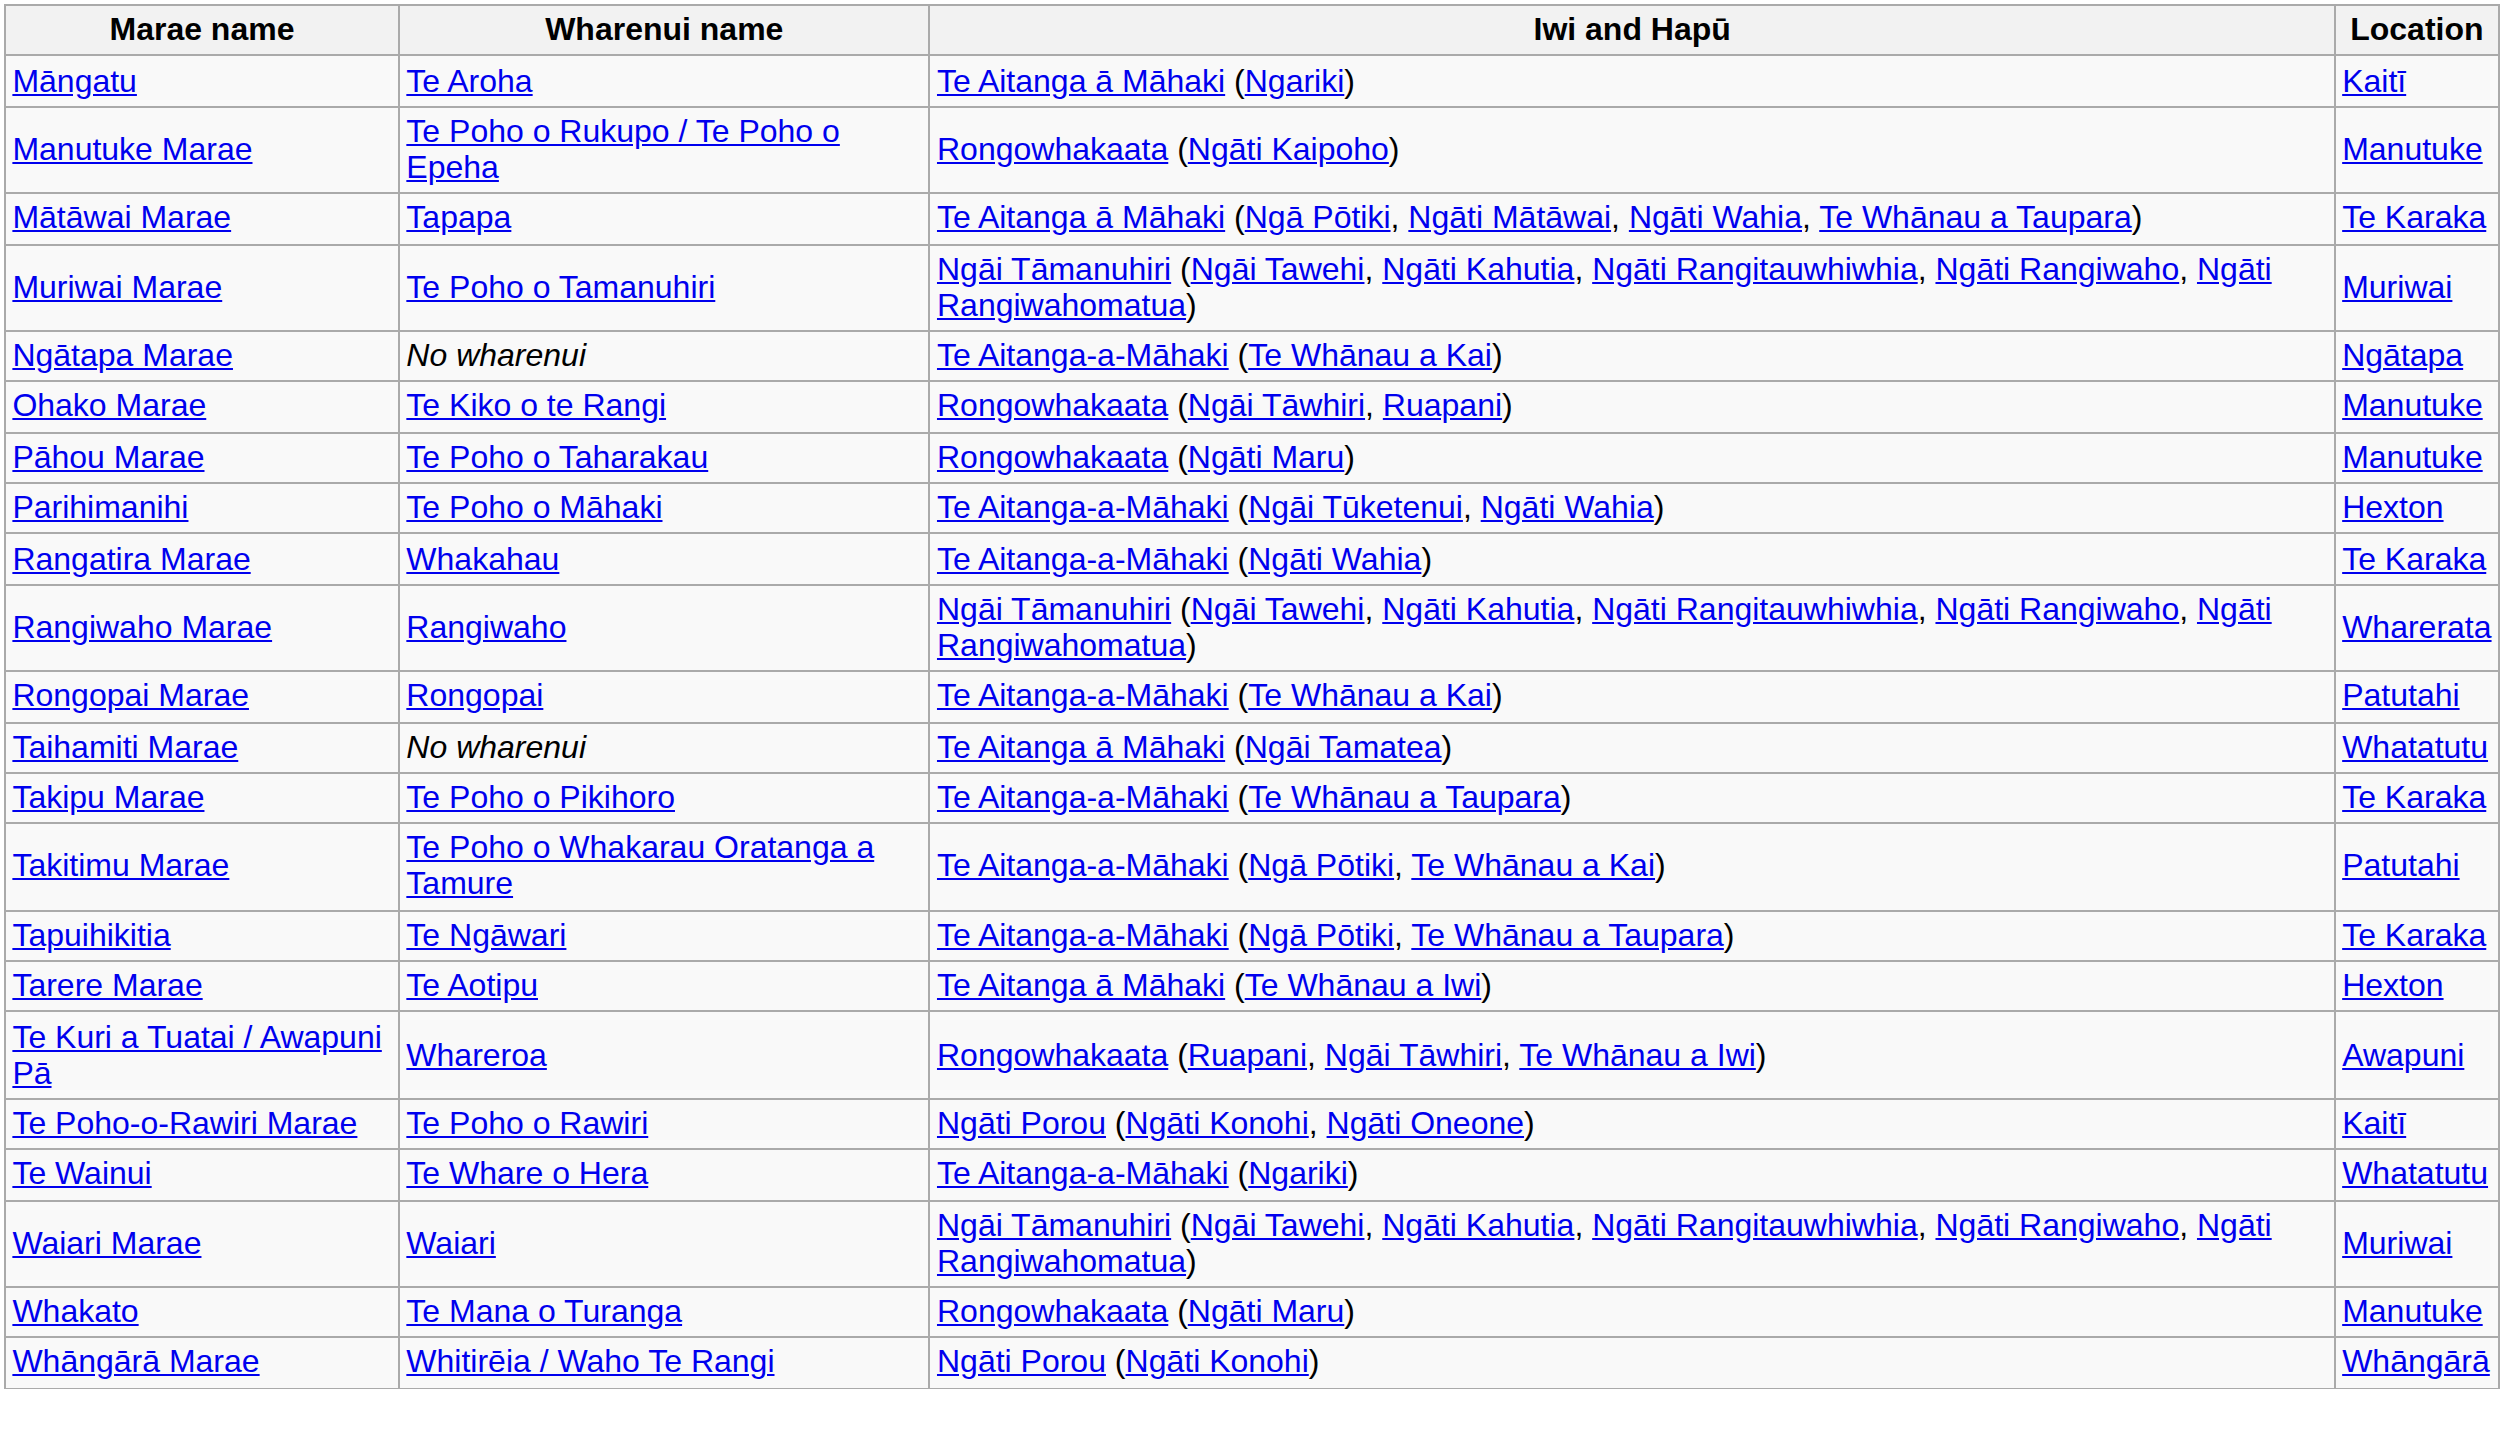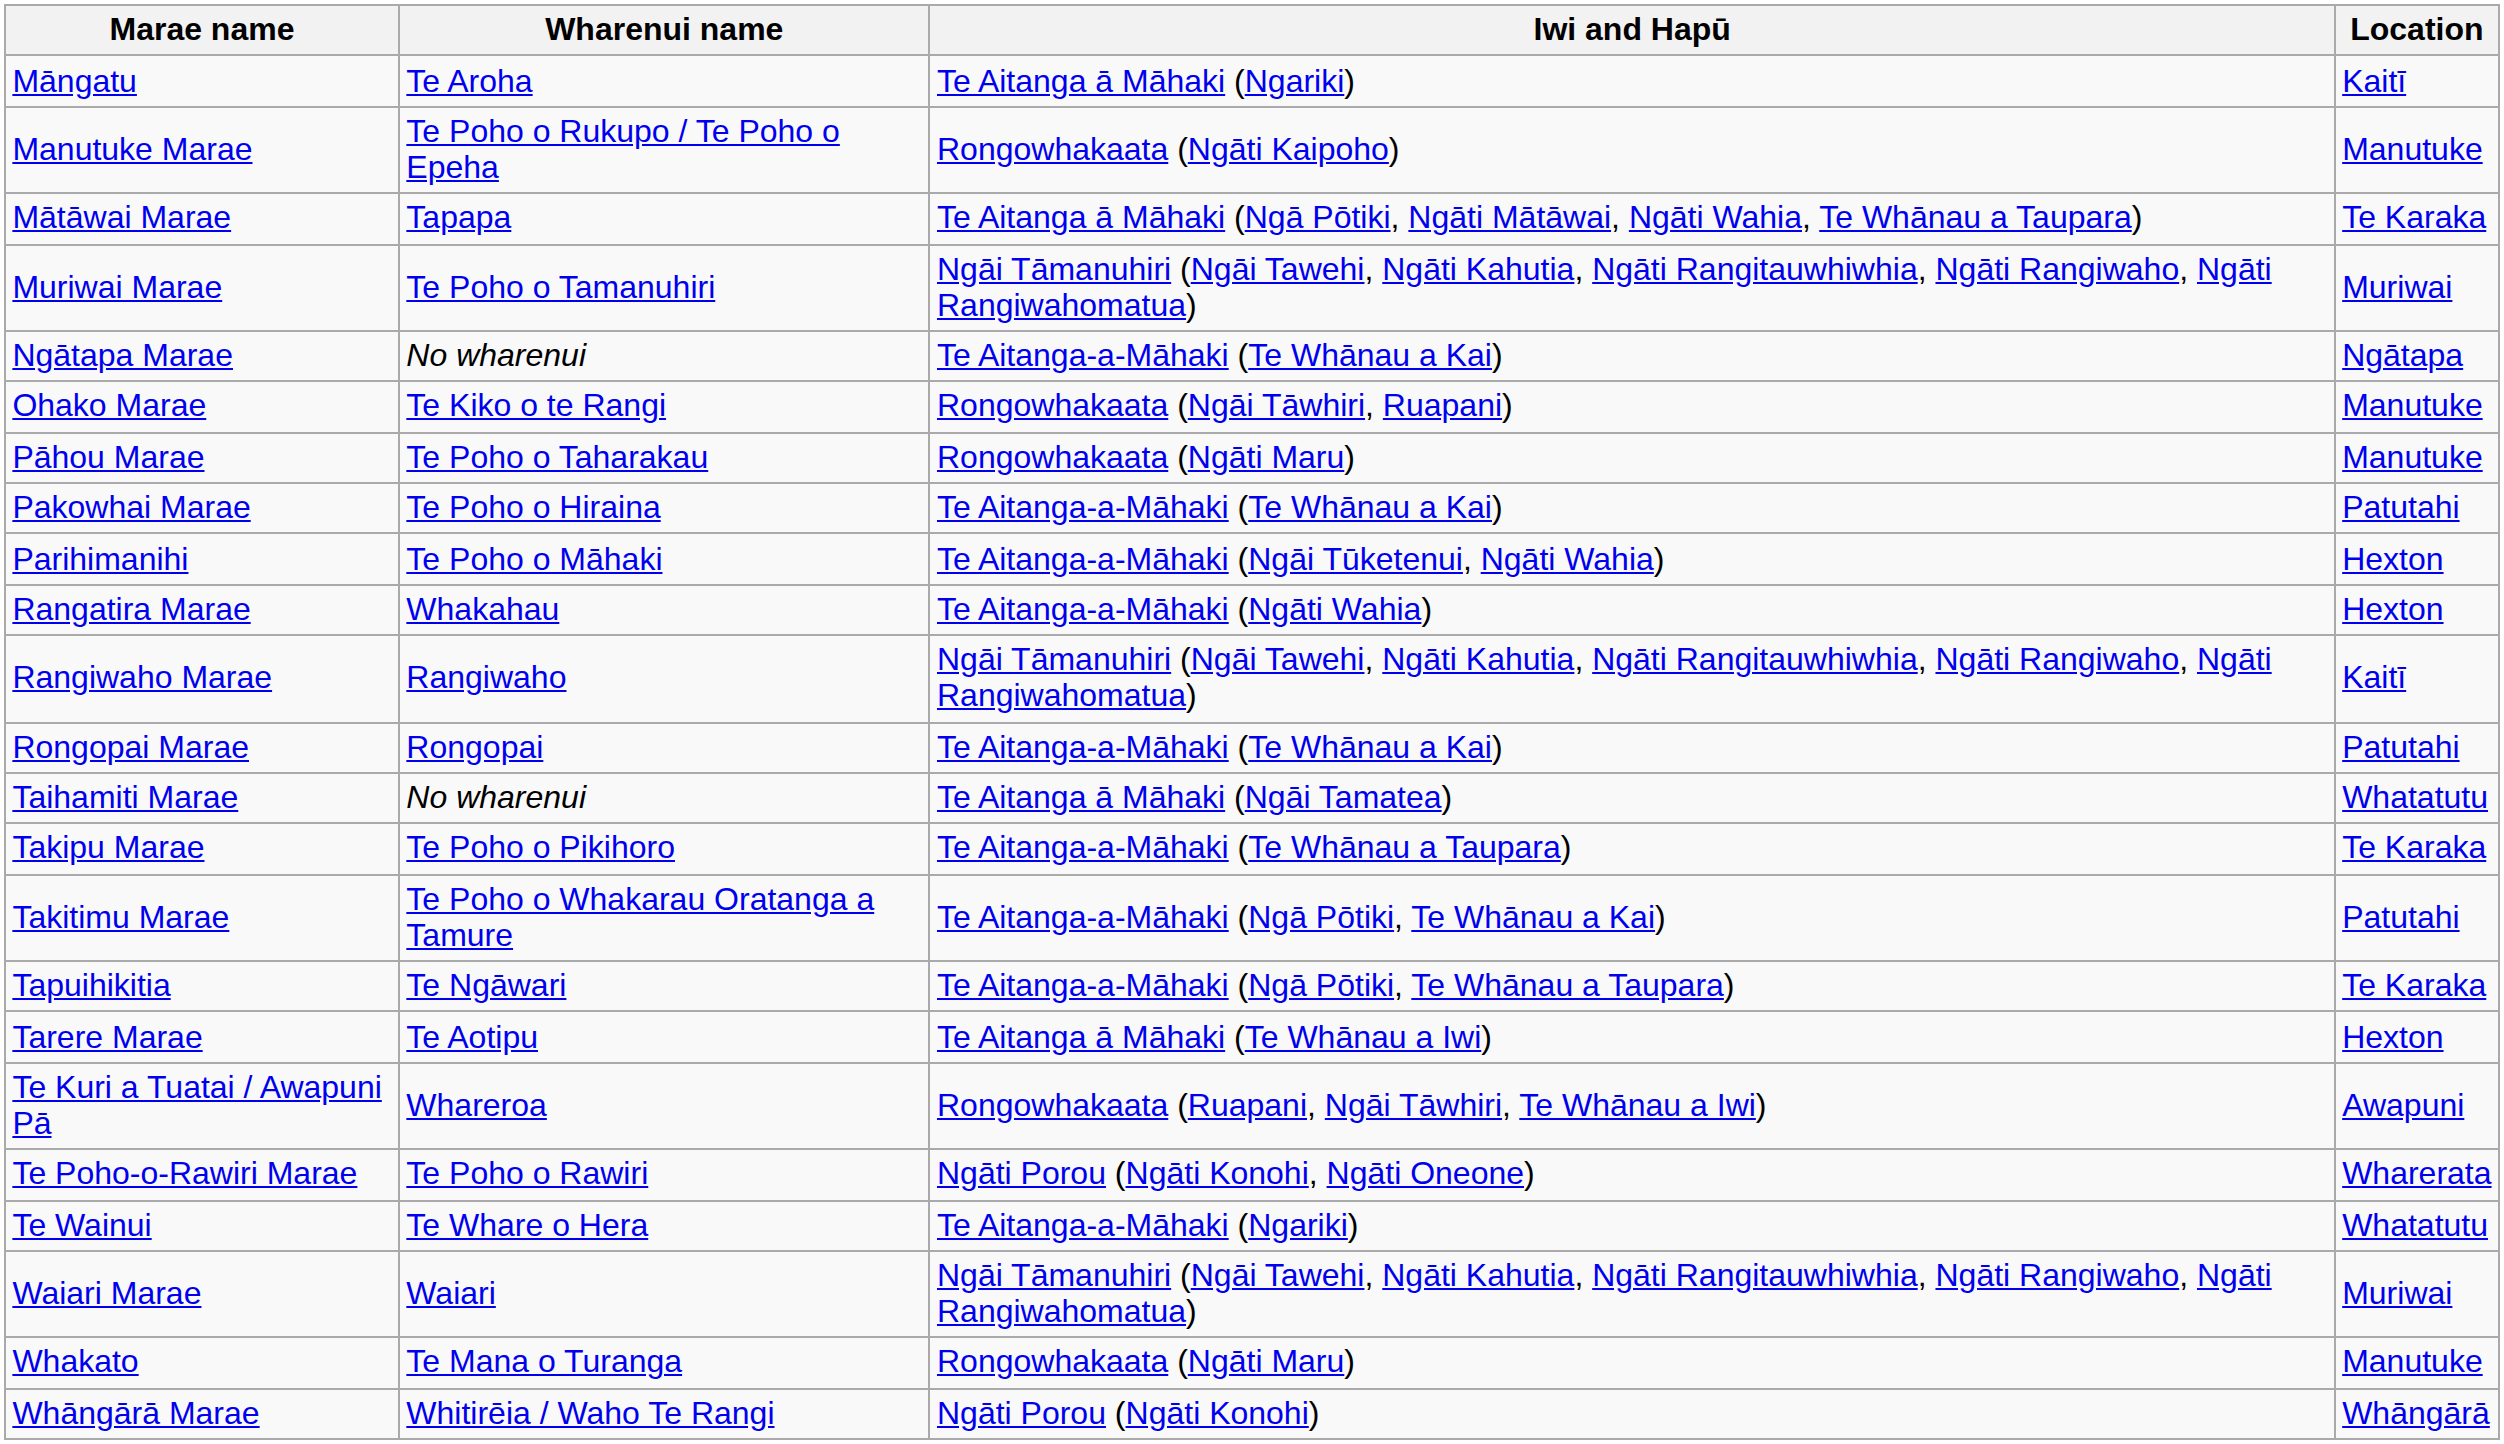+ row: (132, 507)
(2414, 558) Te Karaka -> (2393, 609) Hexton
(2417, 627) Wharerata -> (2374, 678) Kaitī
(2374, 1123) Kaitī -> (2417, 1174) Wharerata
